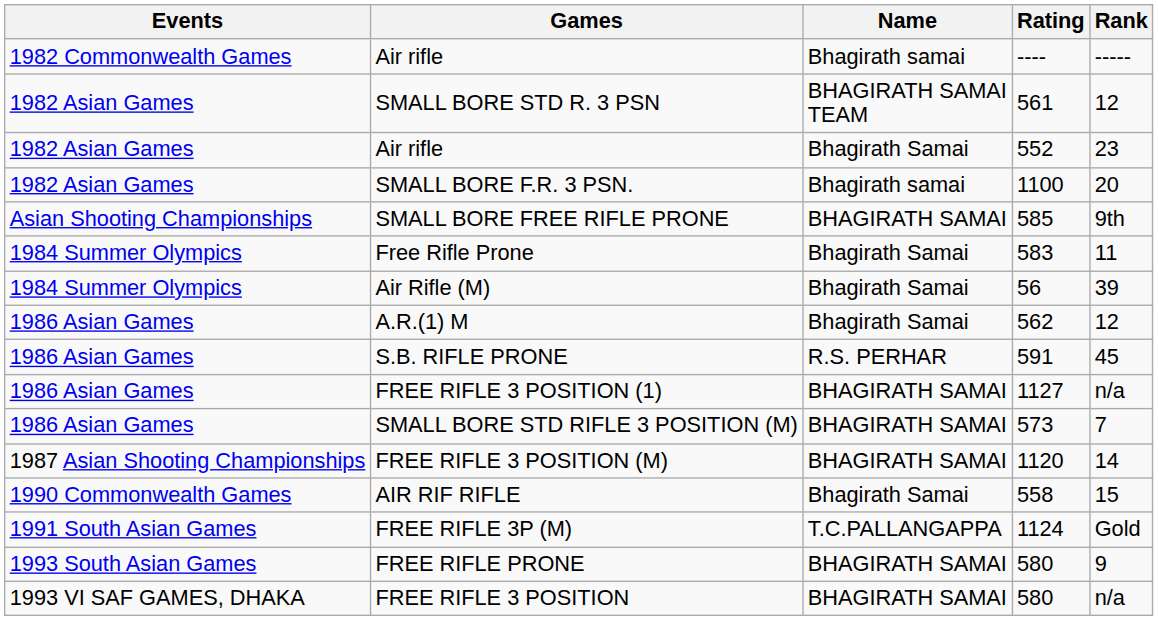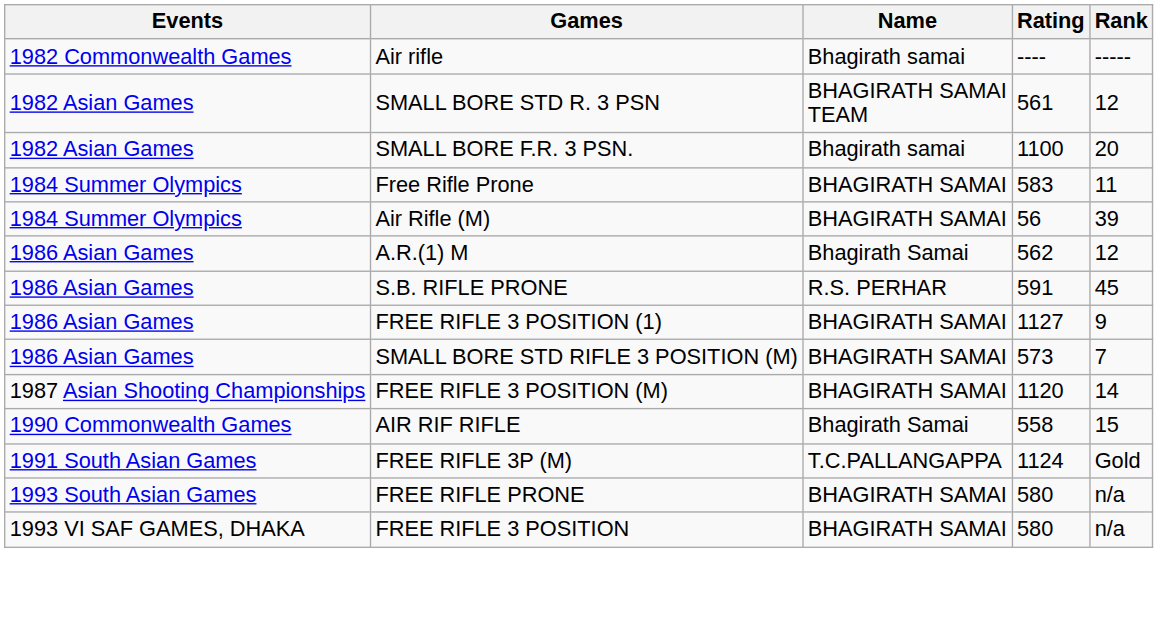- row: (409, 149)
- row: (552, 218)
(888, 253) Bhagirath Samai -> (907, 184) BHAGIRATH SAMAI
(888, 287) Bhagirath Samai -> (907, 218) BHAGIRATH SAMAI
(1110, 391) n/a -> (1101, 322) 9
(1101, 563) 9 -> (1110, 494) n/a
